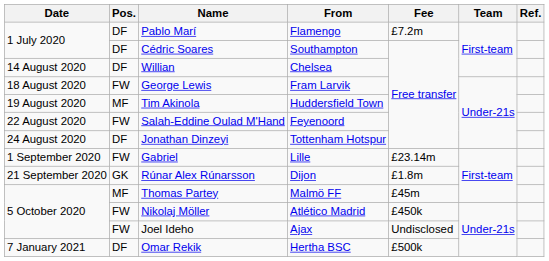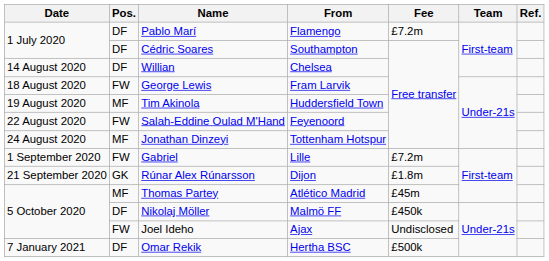(120, 139) DF -> (120, 139) MF
(413, 157) £23.14m -> (407, 157) £7.2m
(316, 193) Malmö FF -> (328, 193) Atlético Madrid
(121, 211) FW -> (120, 211) DF
(328, 211) Atlético Madrid -> (316, 211) Malmö FF
